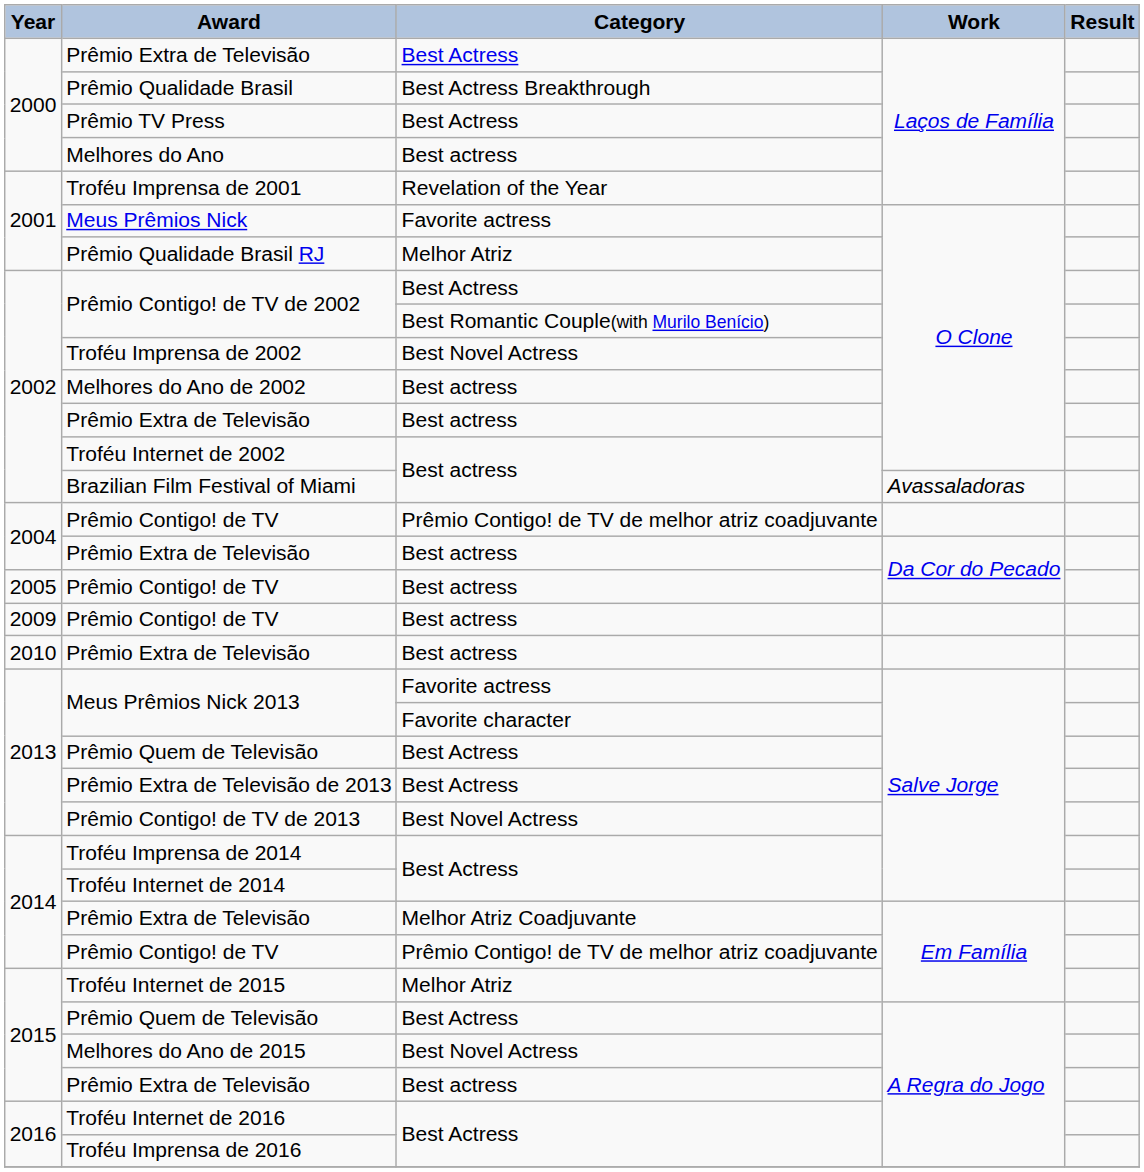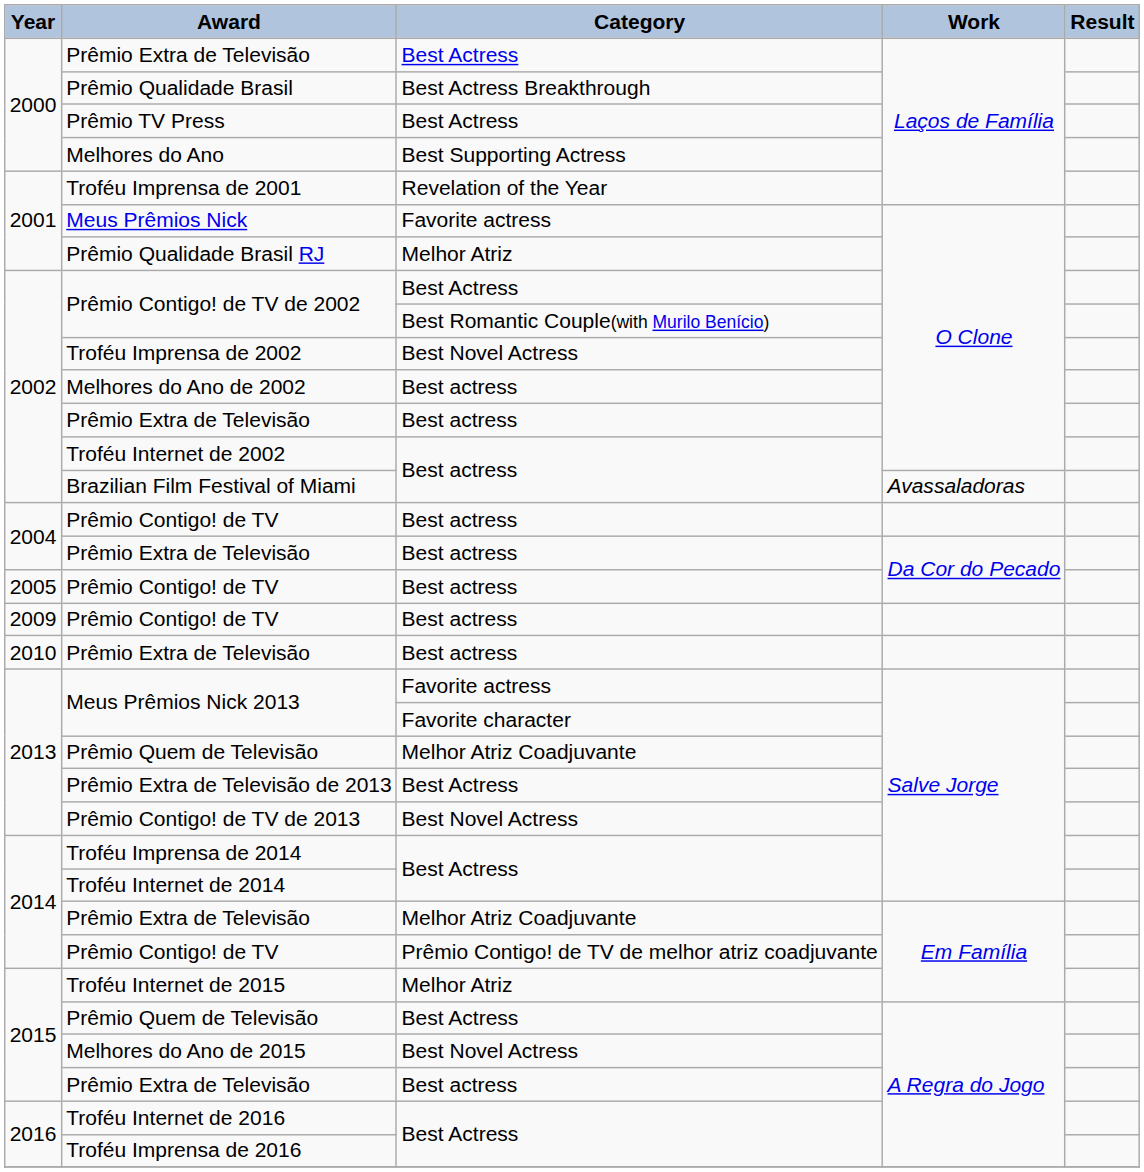(459, 155) Best actress -> (514, 155) Best Supporting Actress
(640, 520) Prêmio Contigo! de TV de melhor atriz coadjuvante -> (459, 520) Best actress
(460, 752) Best Actress -> (519, 752) Melhor Atriz Coadjuvante
